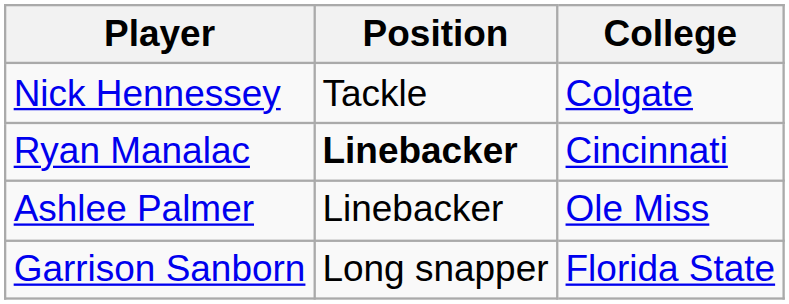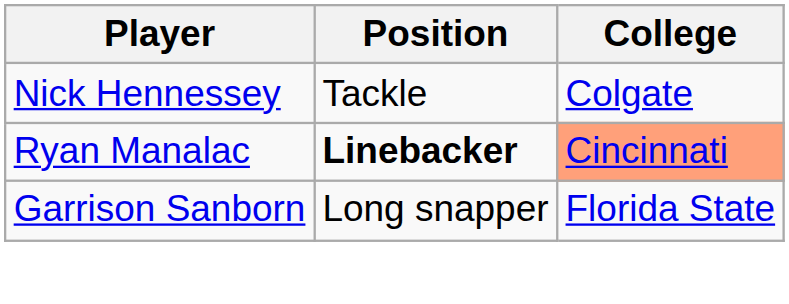(647, 151) no background -> (647, 151) lightsalmon background
- row: (134, 209)
